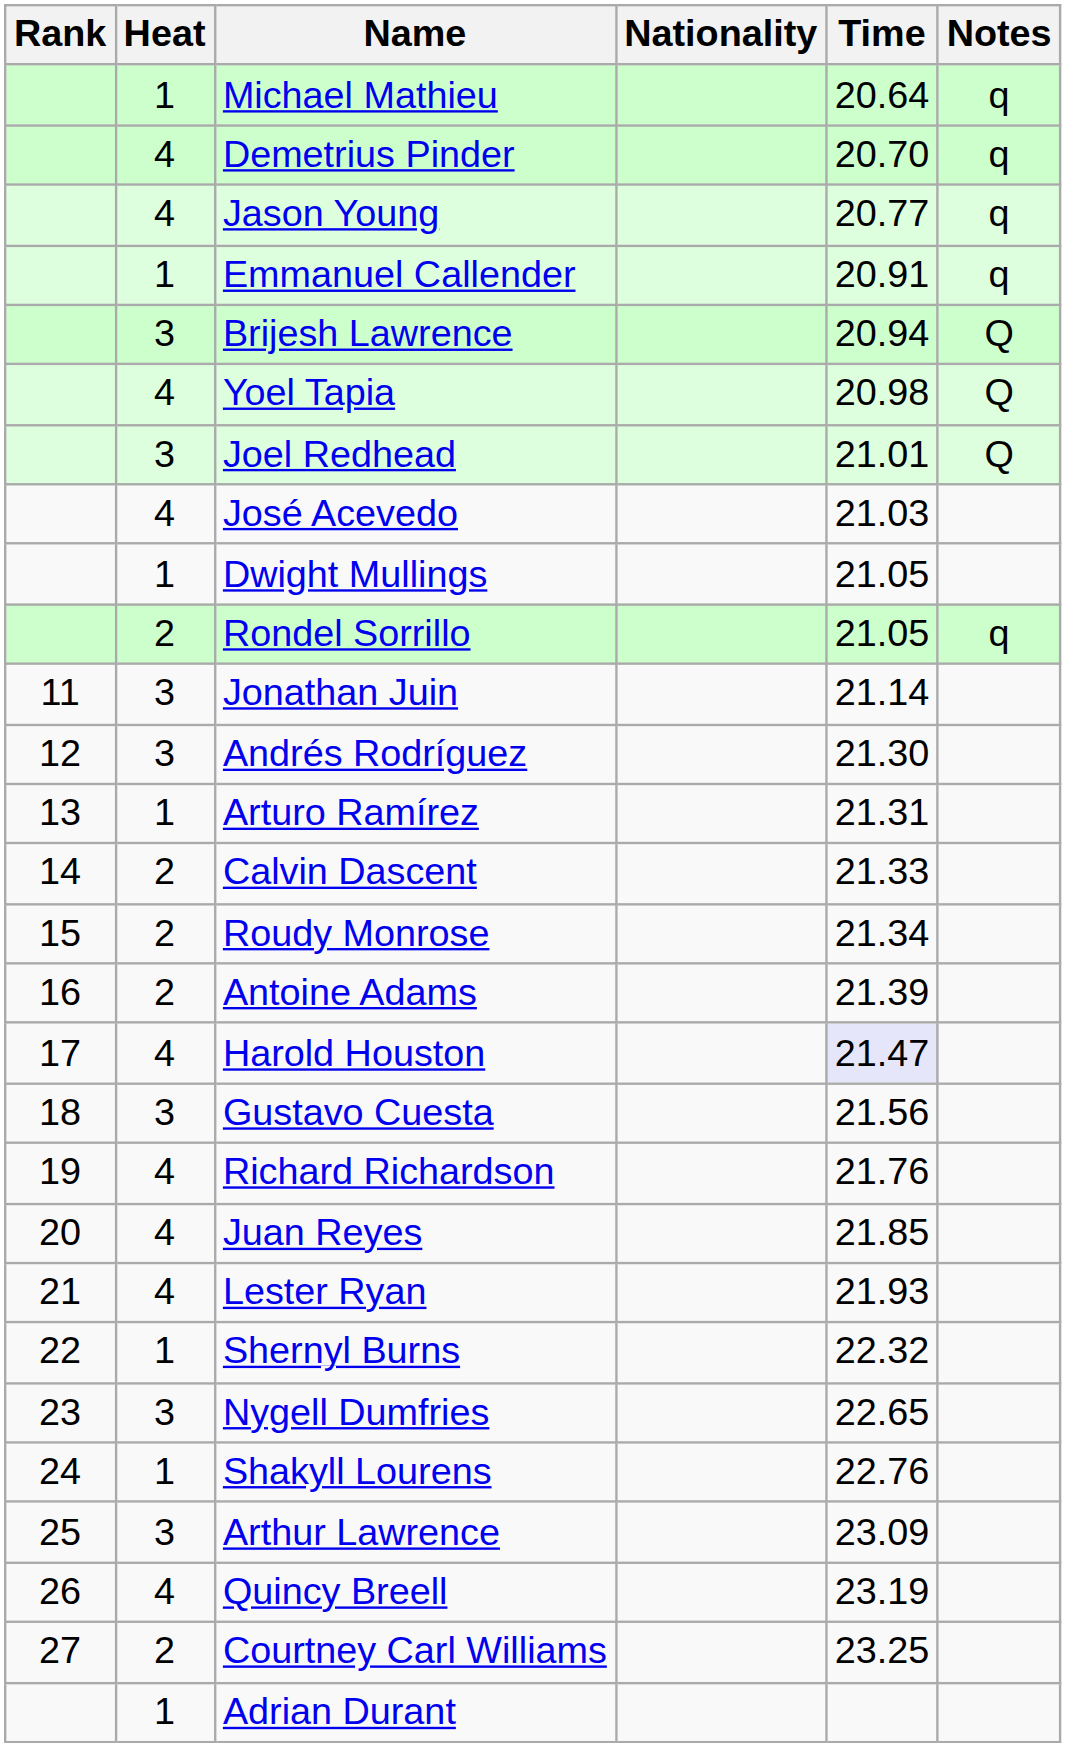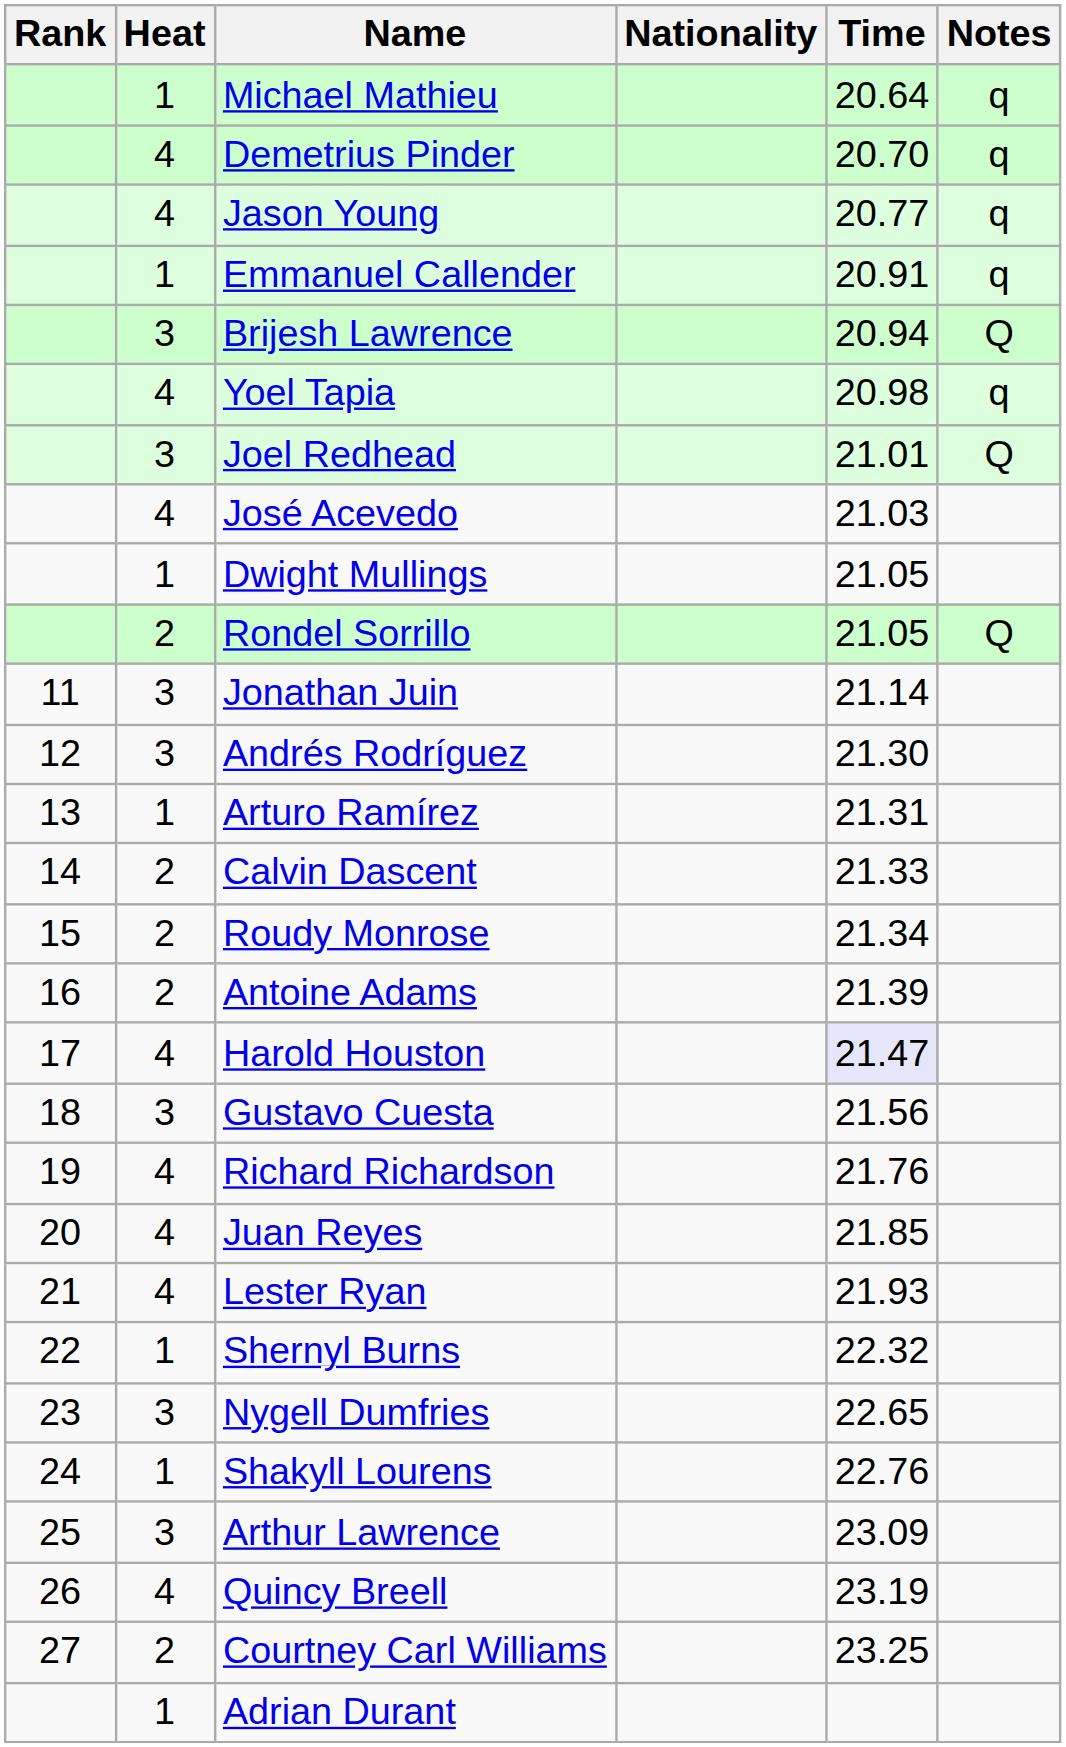(999, 393) Q -> (999, 393) q
(999, 633) q -> (999, 633) Q
